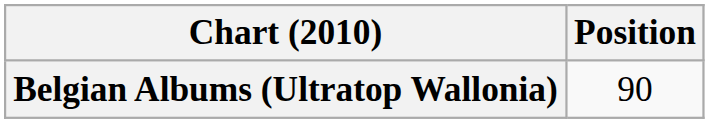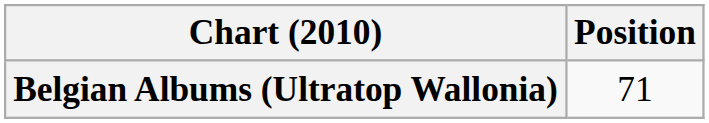(635, 88) 90 -> (635, 88) 71
